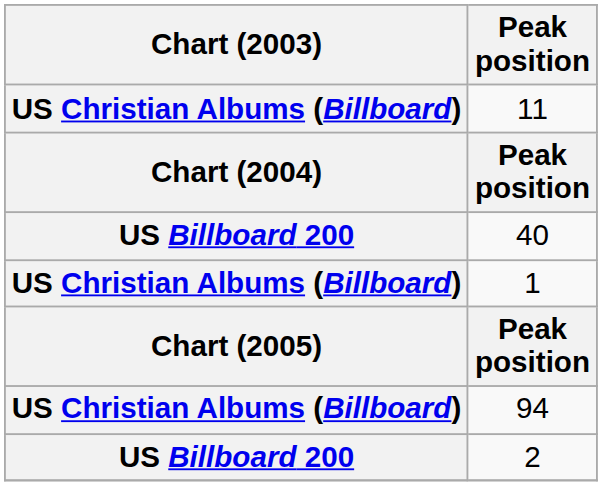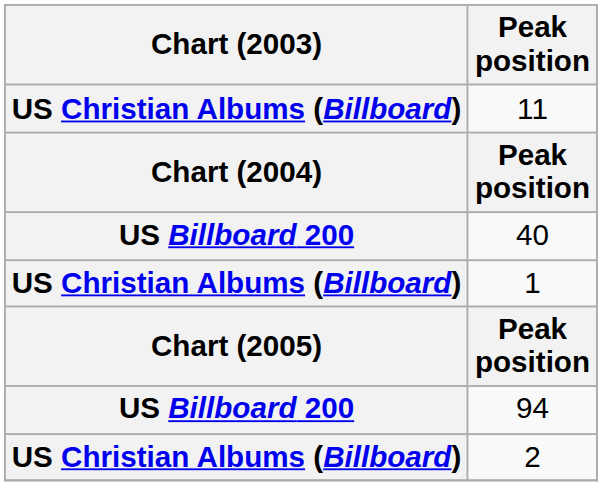(237, 409) US Christian Albums (Billboard) -> (237, 409) US Billboard 200
(237, 456) US Billboard 200 -> (237, 456) US Christian Albums (Billboard)
